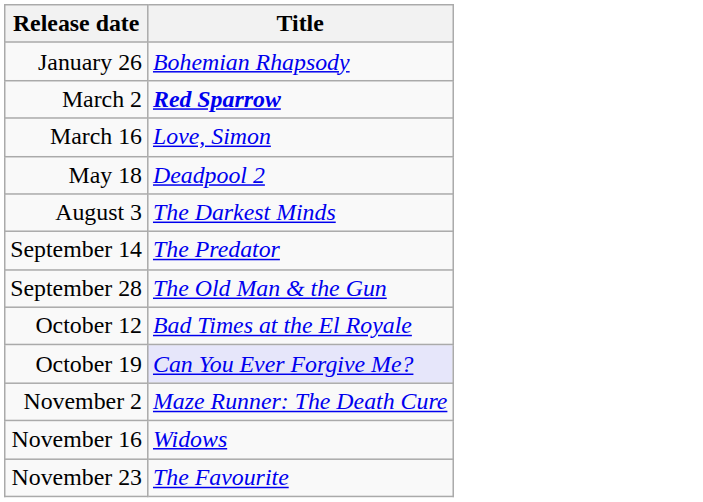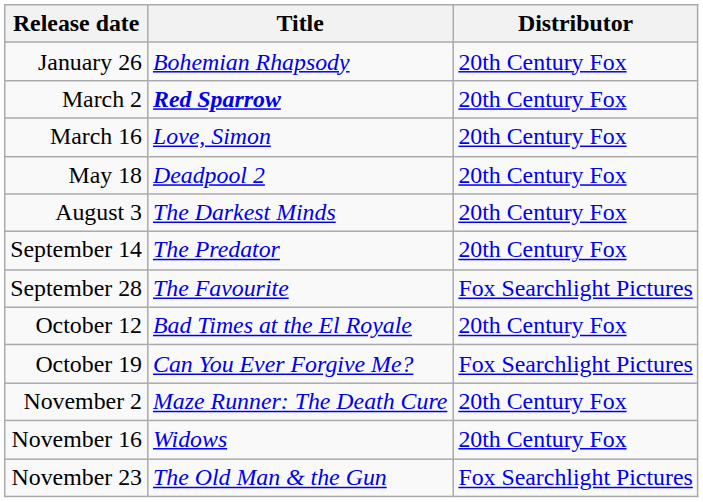+ column: (576, 23)
(270, 288) The Old Man & the Gun -> (221, 288) The Favourite
(283, 363) lavender background -> (283, 363) no background
(221, 477) The Favourite -> (270, 477) The Old Man & the Gun
